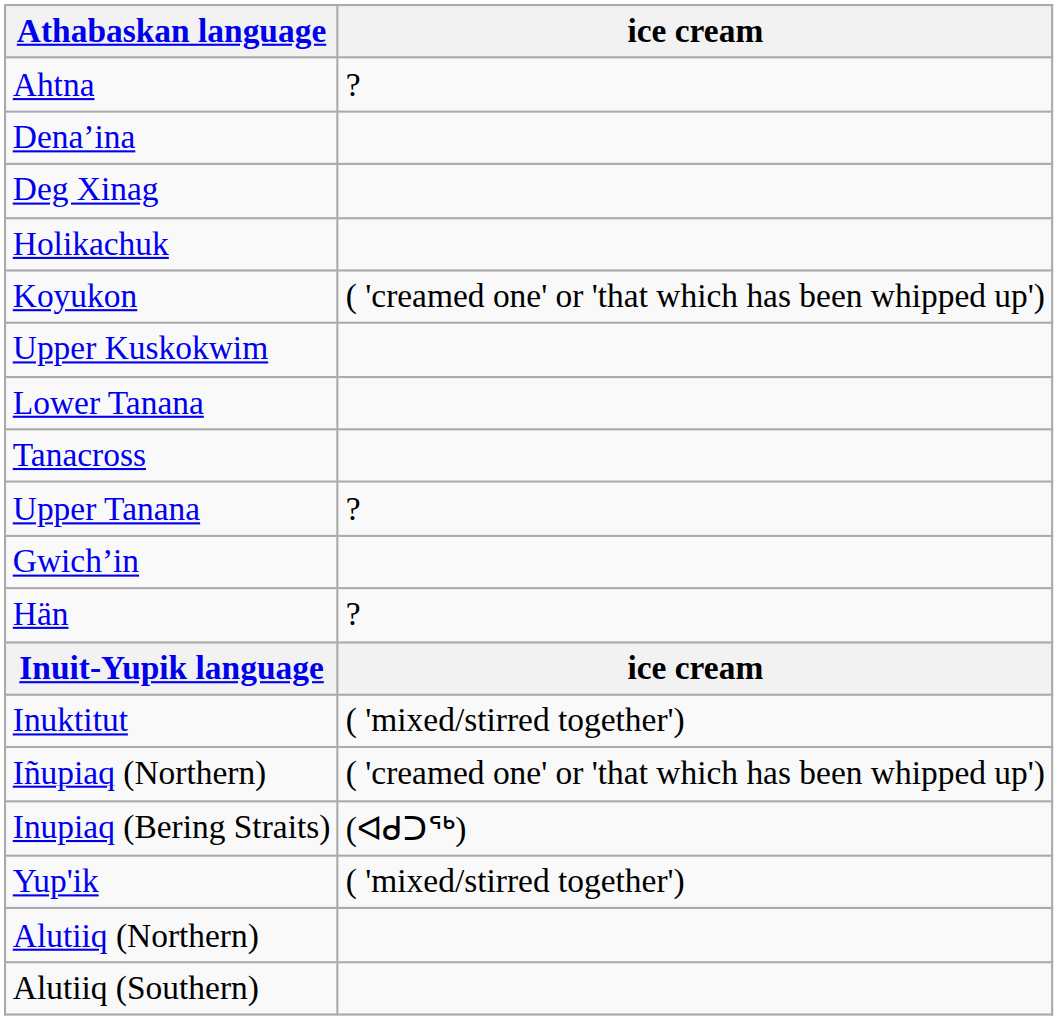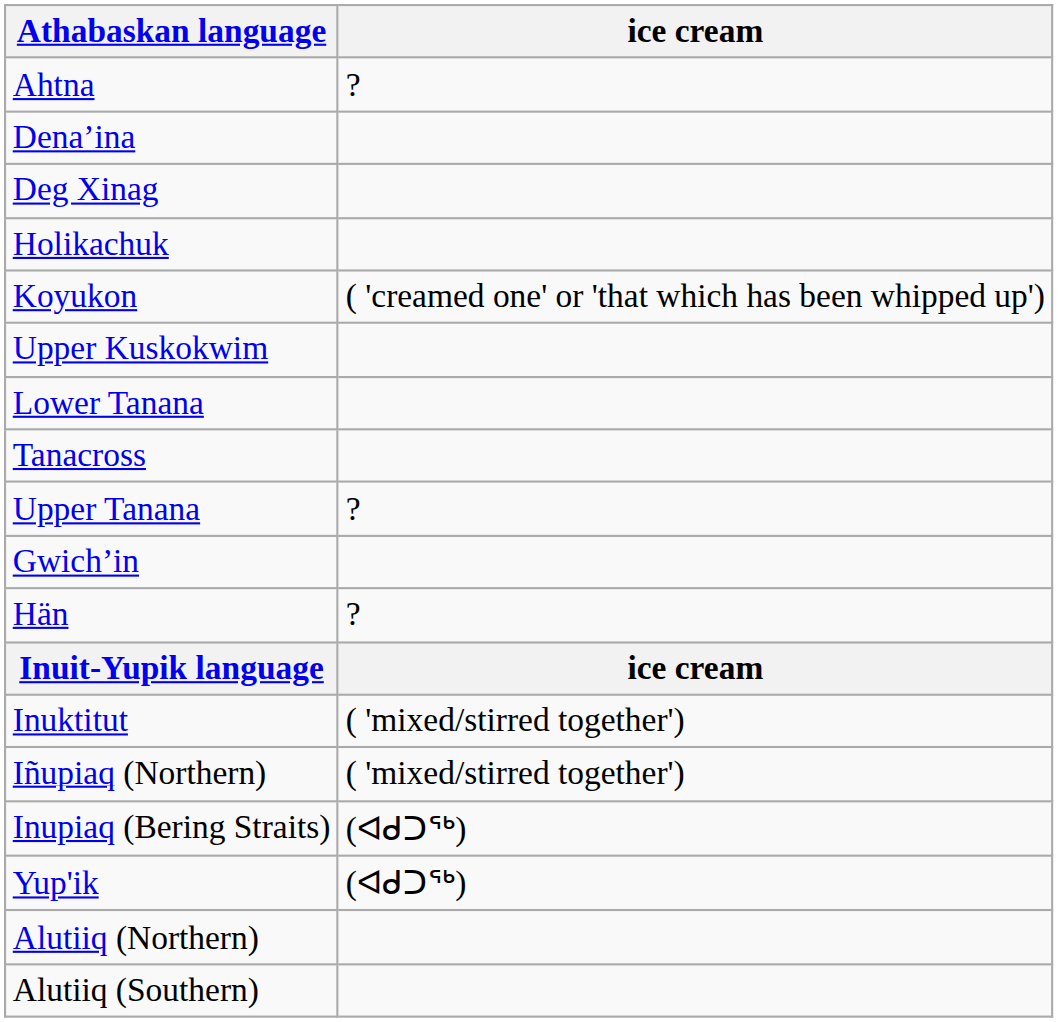(695, 773) ( 'creamed one' or 'that which has been whipped up') -> (515, 773) ( 'mixed/stirred together')
(515, 881) ( 'mixed/stirred together') -> (406, 883) (ᐊᑯᑐᖅ)
